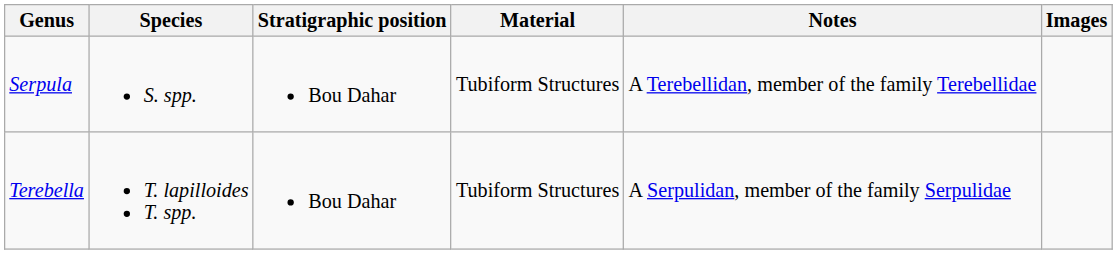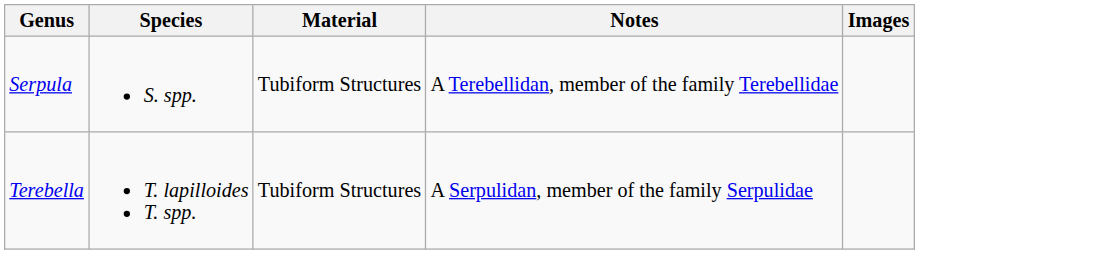- column: (352, 20)
